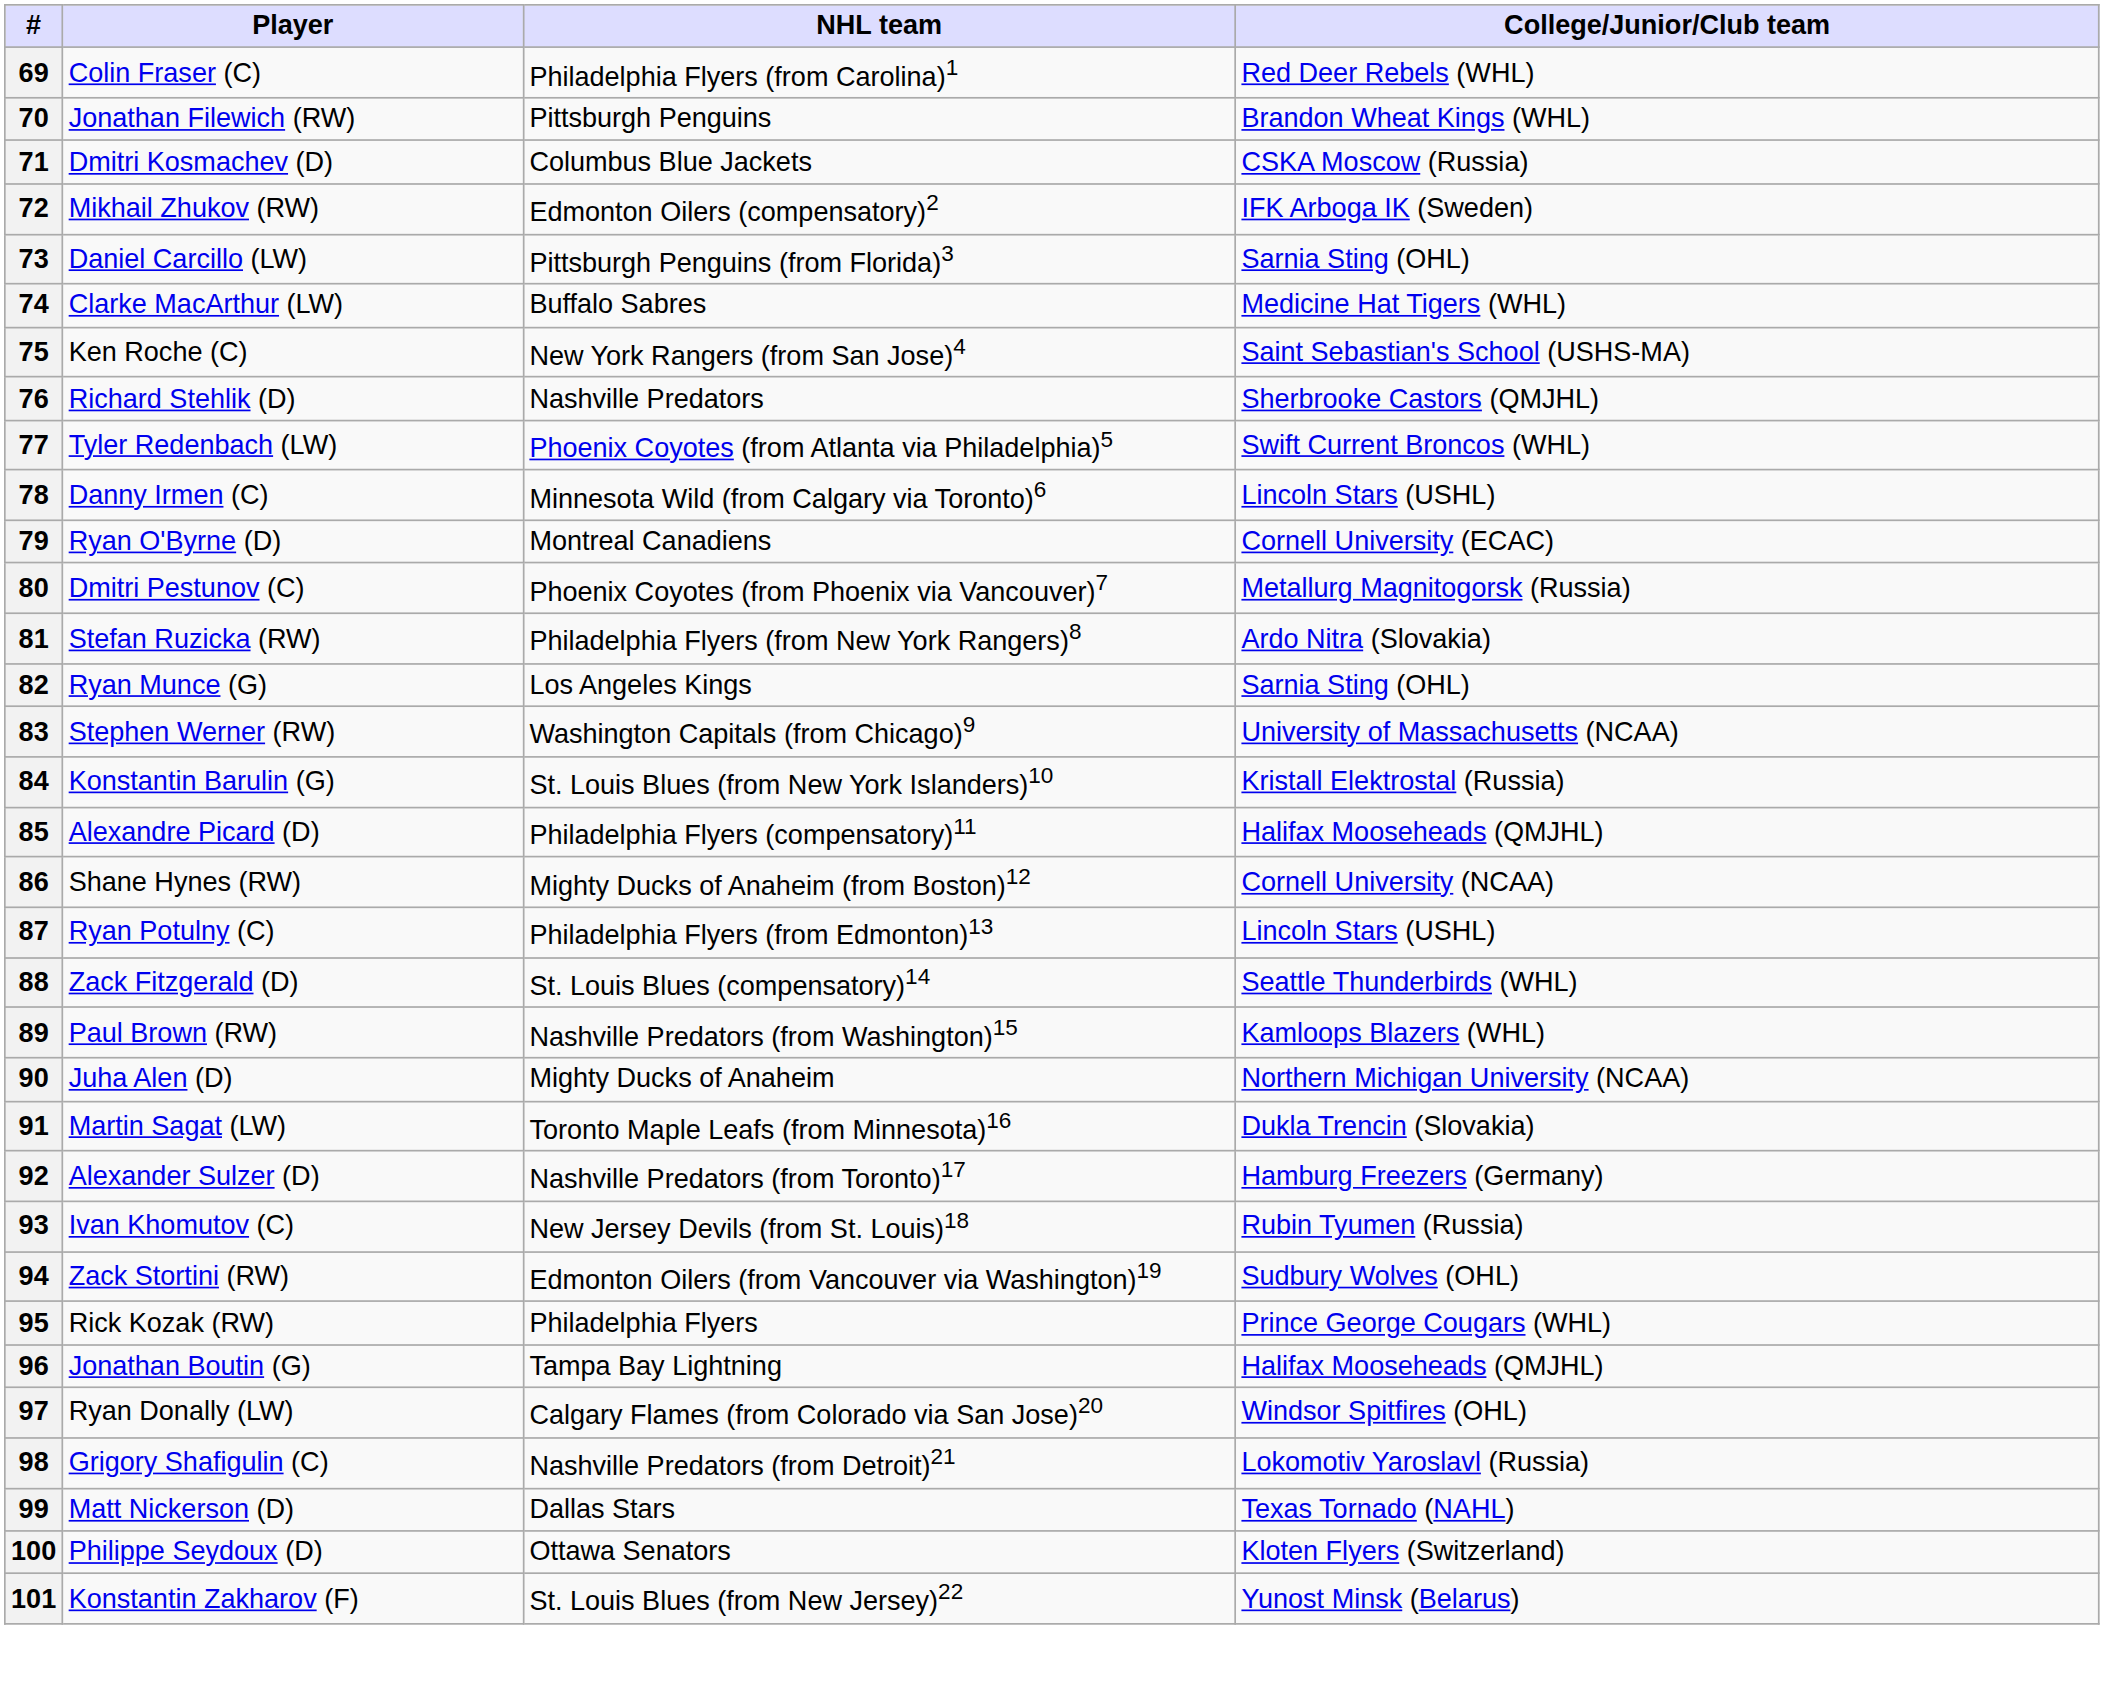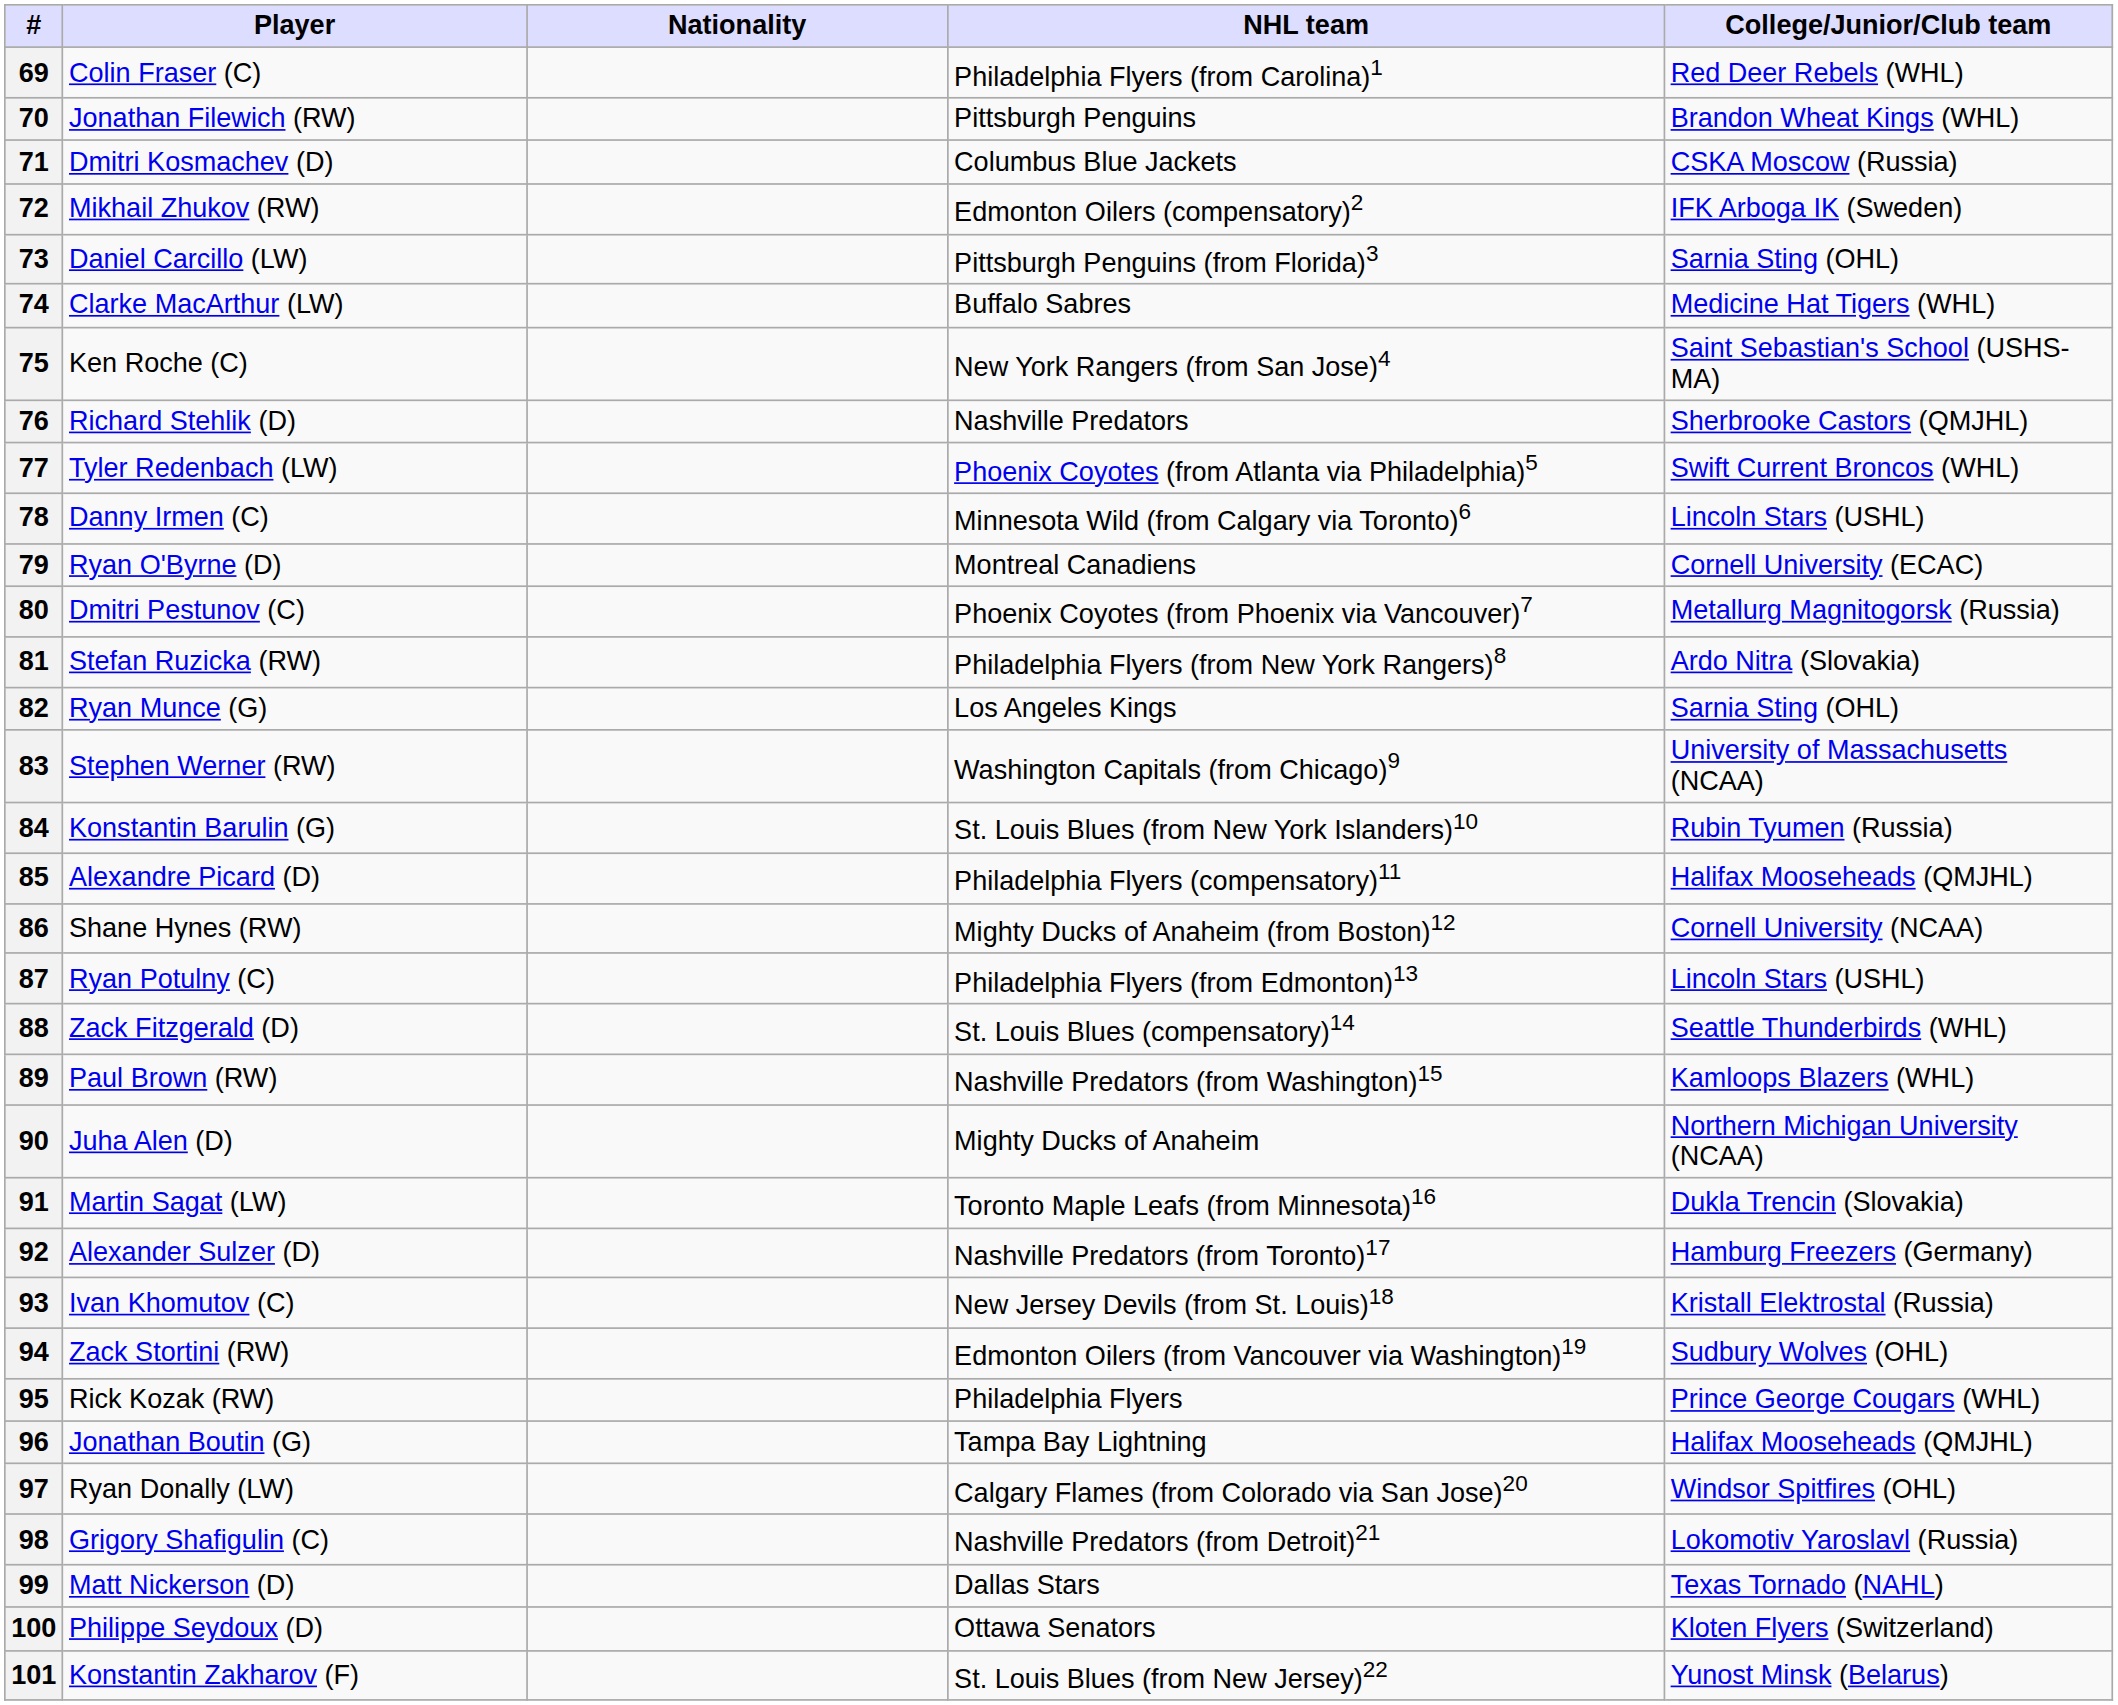+ column: (737, 25)
(1403, 781) Kristall Elektrostal (Russia) -> (1812, 827) Rubin Tyumen (Russia)
(1382, 1226) Rubin Tyumen (Russia) -> (1832, 1302) Kristall Elektrostal (Russia)
